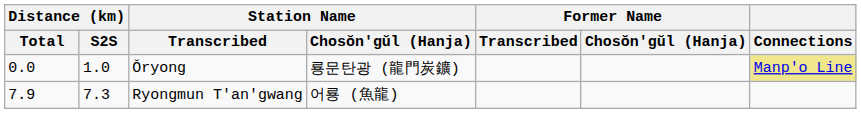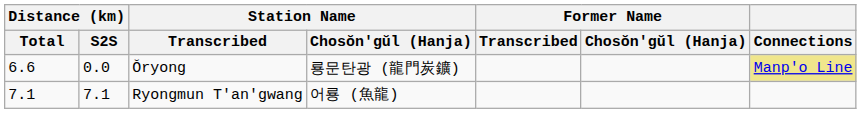(22, 68) 0.0 -> (22, 68) 6.6
(97, 68) 1.0 -> (97, 68) 0.0
(22, 94) 7.9 -> (22, 94) 7.1
(97, 94) 7.3 -> (97, 94) 7.1
